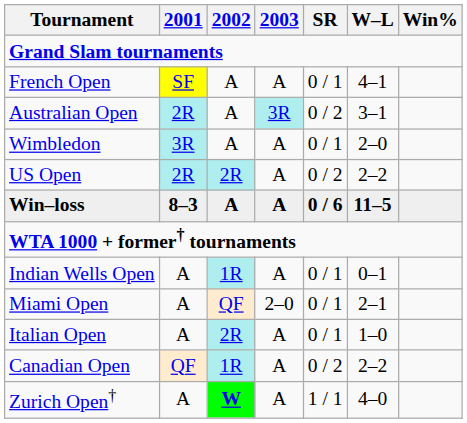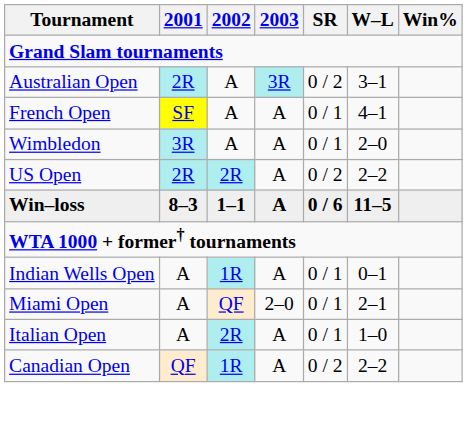rows swapped: (73, 112) <-> (60, 81)
(231, 205) A -> (231, 205) 1–1
- row: (63, 399)
